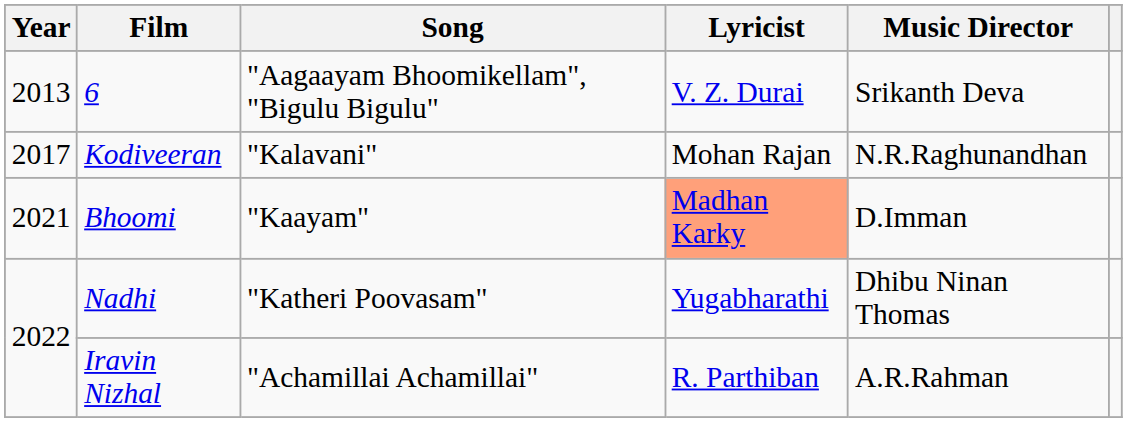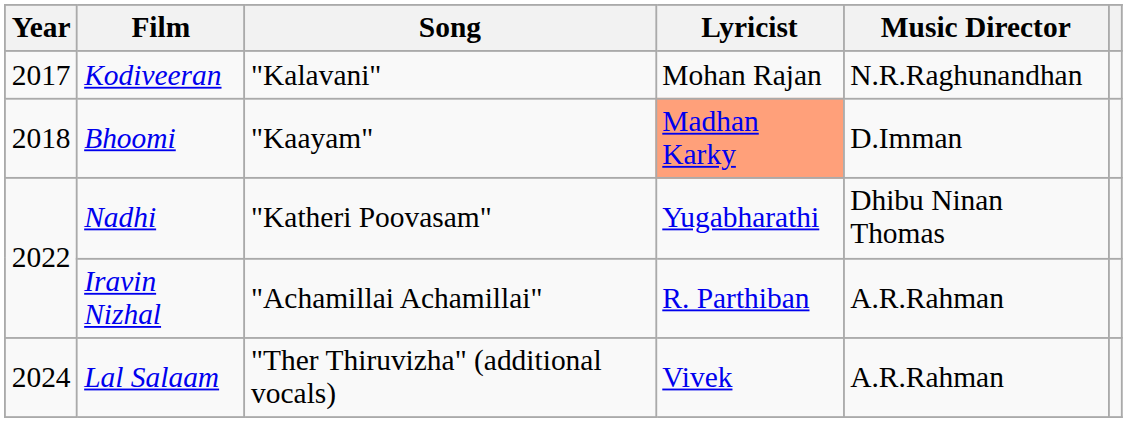- row: (92, 91)
(41, 217) 2021 -> (41, 137) 2018
+ row: (152, 377)
